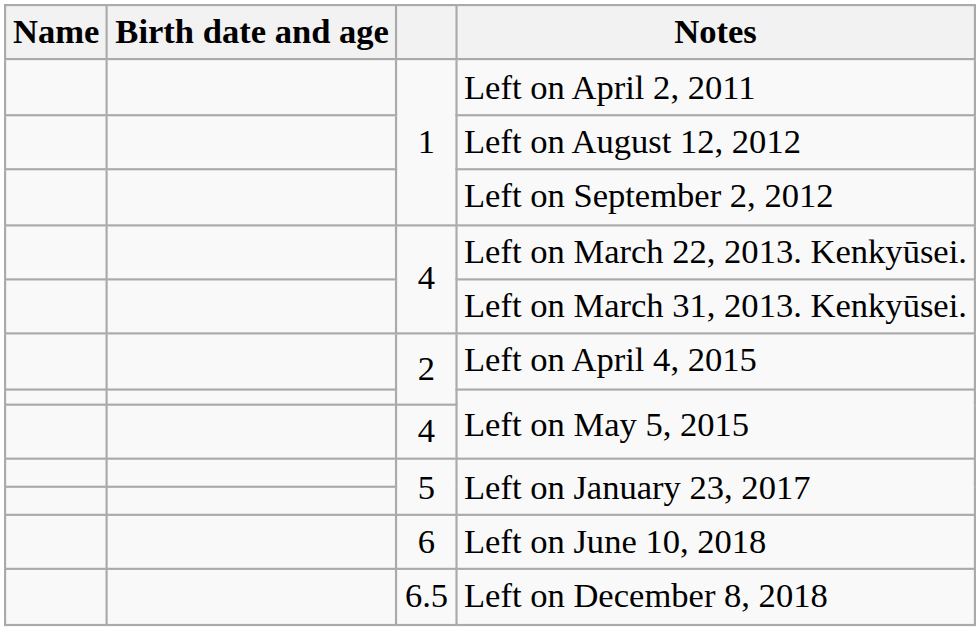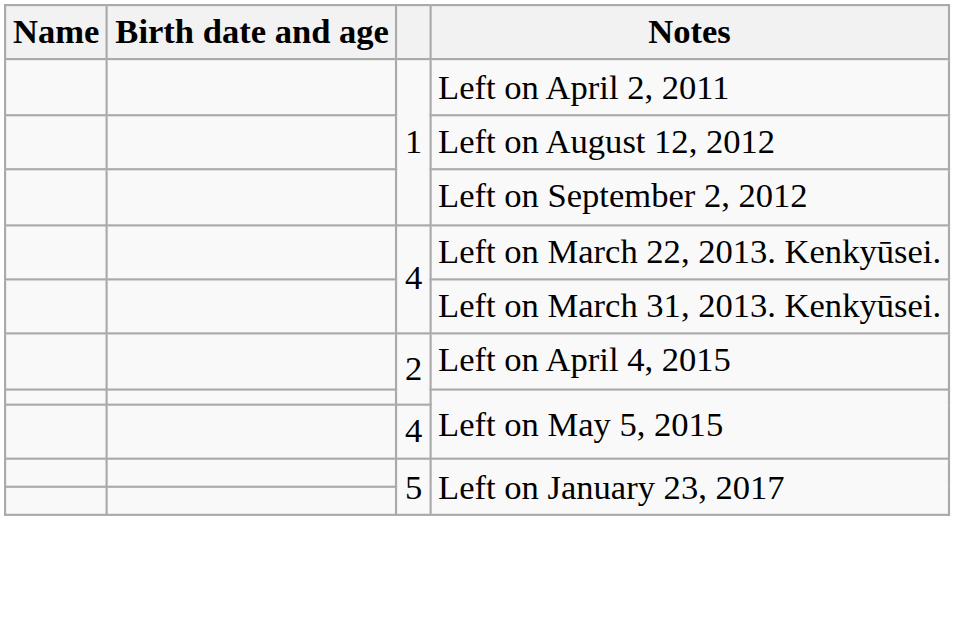- row: (426, 541)
- row: (426, 595)
